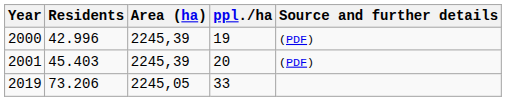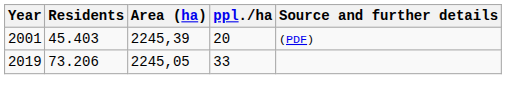- row: (25, 39)
